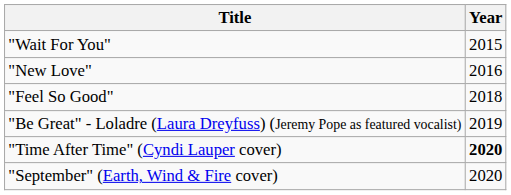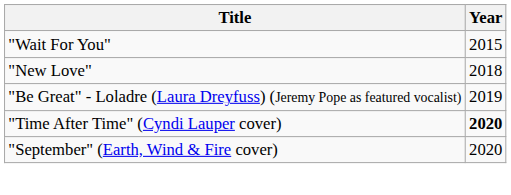(486, 70) 2016 -> (486, 70) 2018
- row: (61, 96)
